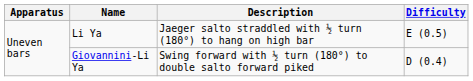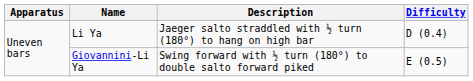(427, 34) E (0.5) -> (427, 34) D (0.4)
(427, 62) D (0.4) -> (427, 62) E (0.5)
